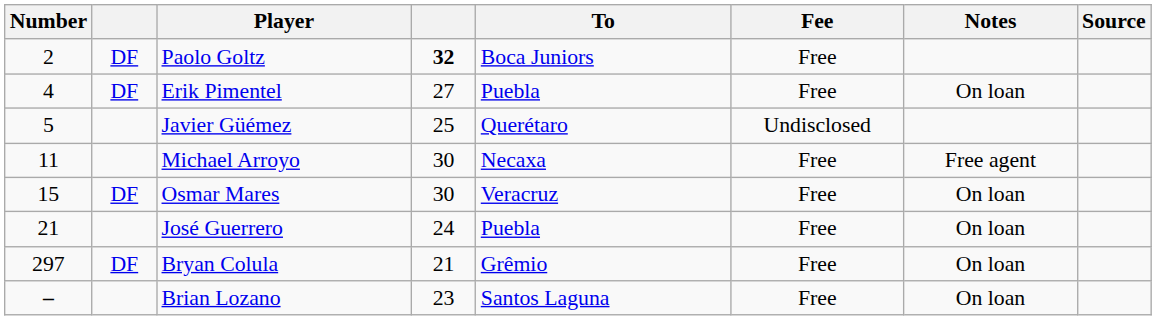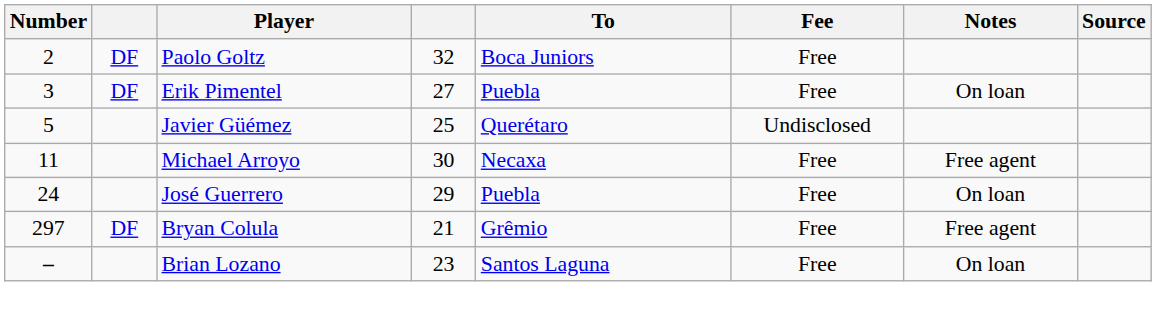(444, 56) bold -> (444, 56) normal
(48, 90) 4 -> (48, 90) 3
- row: (220, 194)
(48, 228) 21 -> (48, 194) 24
(444, 228) 24 -> (444, 194) 29
(990, 263) On loan -> (990, 228) Free agent
